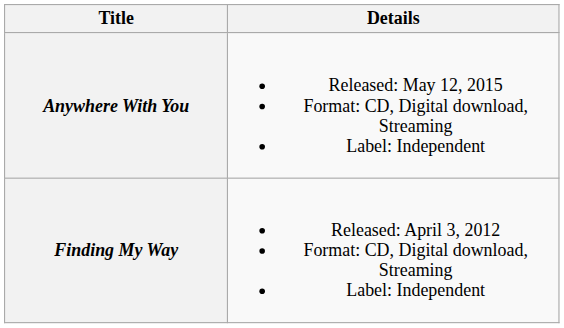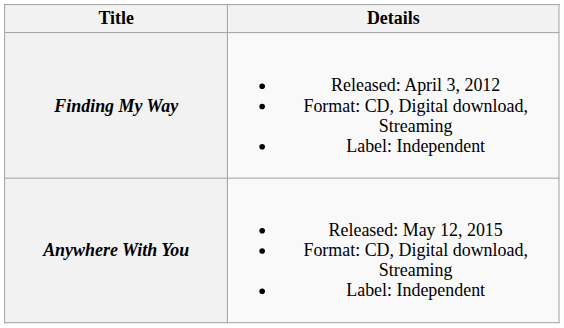rows swapped: (116, 250) <-> (116, 105)
